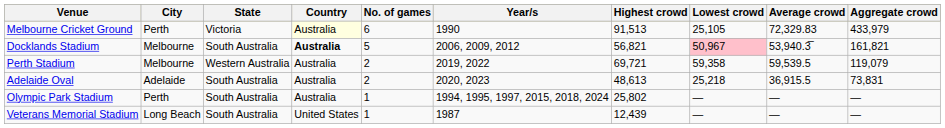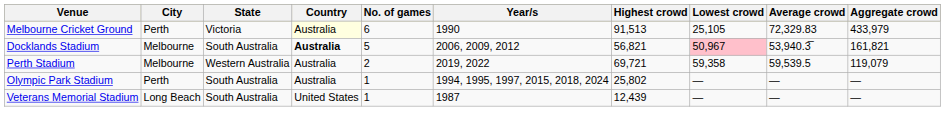- row: (40, 81)
